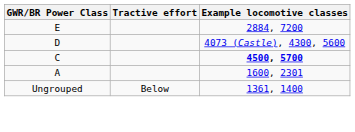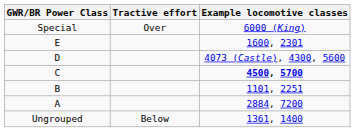+ row: (57, 27)
(275, 27) 2884, 7200 -> (275, 42) 1600, 2301
+ row: (57, 88)
(275, 73) 1600, 2301 -> (275, 104) 2884, 7200
